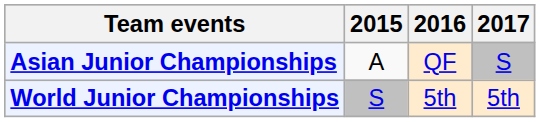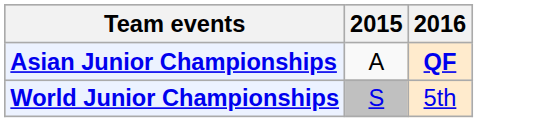- column: (504, 24)
(440, 61) normal -> (440, 61) bold
